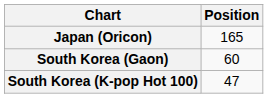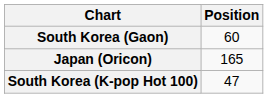rows swapped: (103, 37) <-> (103, 59)
